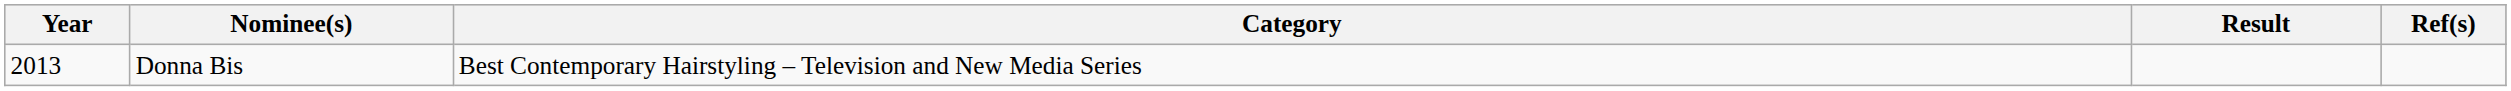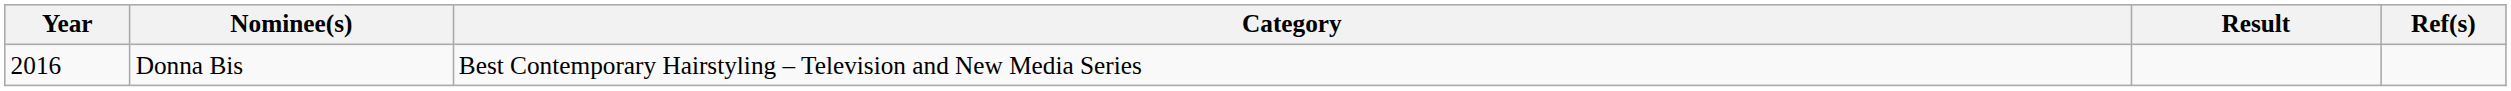(36, 64) 2013 -> (36, 64) 2016
